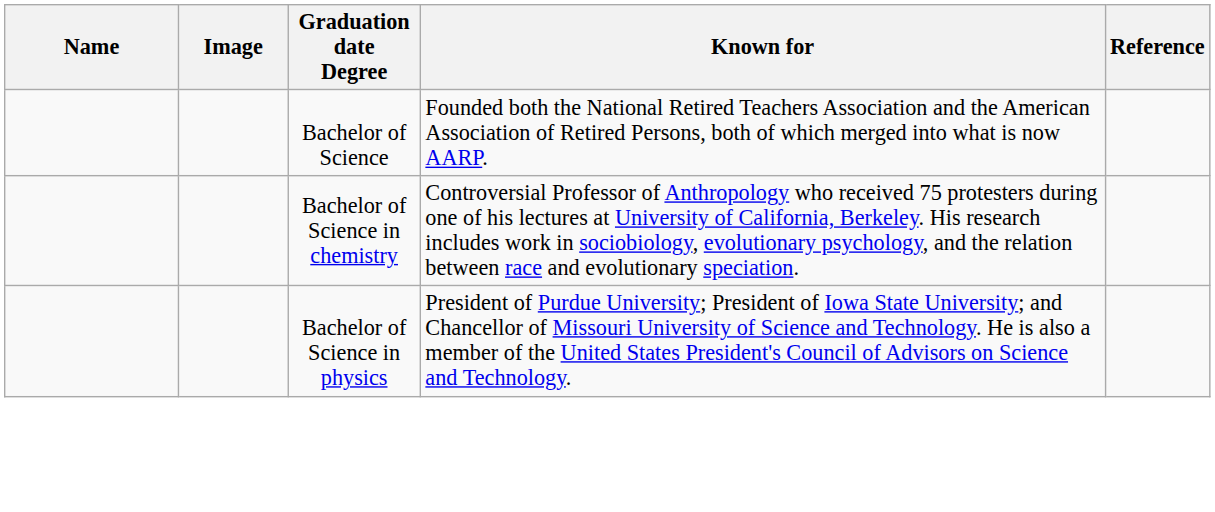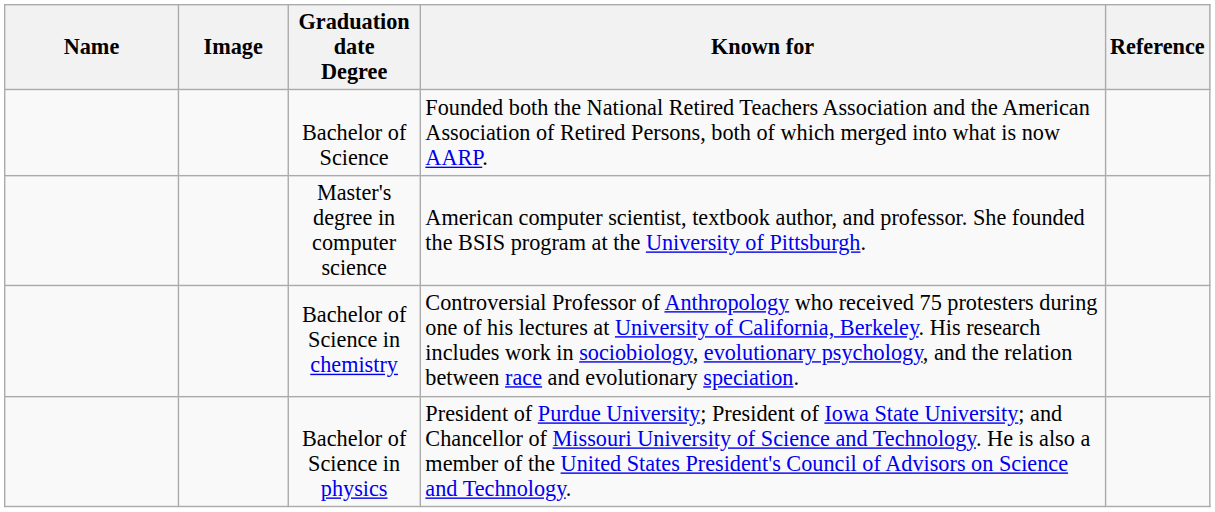+ row: (354, 230)
